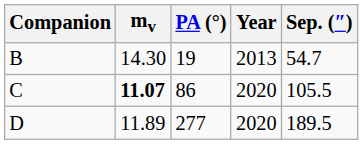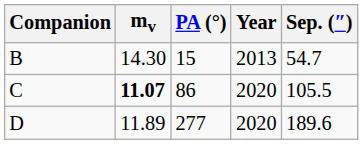(186, 58) 19 -> (186, 58) 15
(309, 122) 189.5 -> (309, 122) 189.6
